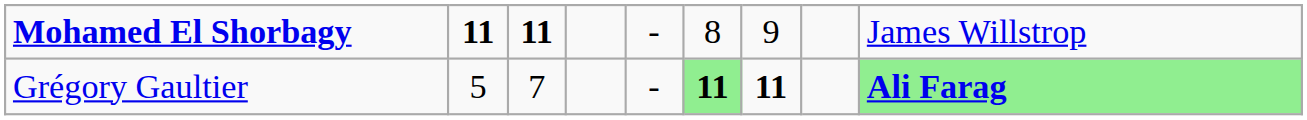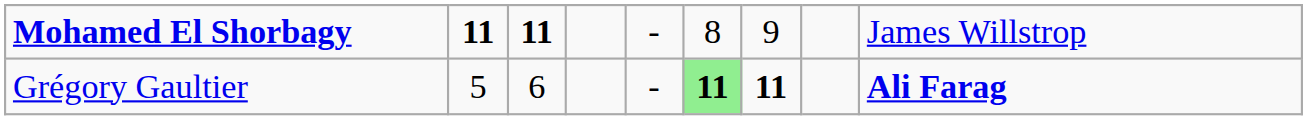(537, 85) 7 -> (537, 85) 6
(937, 85) lightgreen background -> (937, 85) no background
